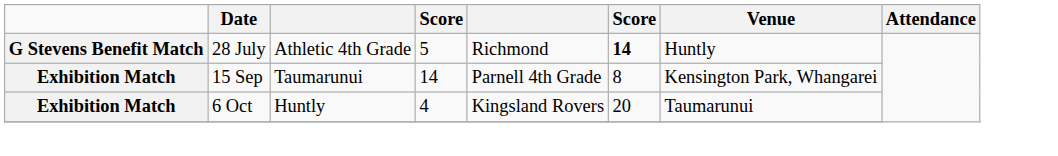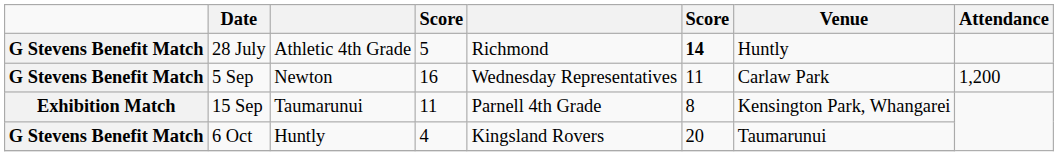+ row: (233, 77)
(429, 77) 14 -> (428, 106) 11
(106, 106) Exhibition Match -> (106, 135) G Stevens Benefit Match
